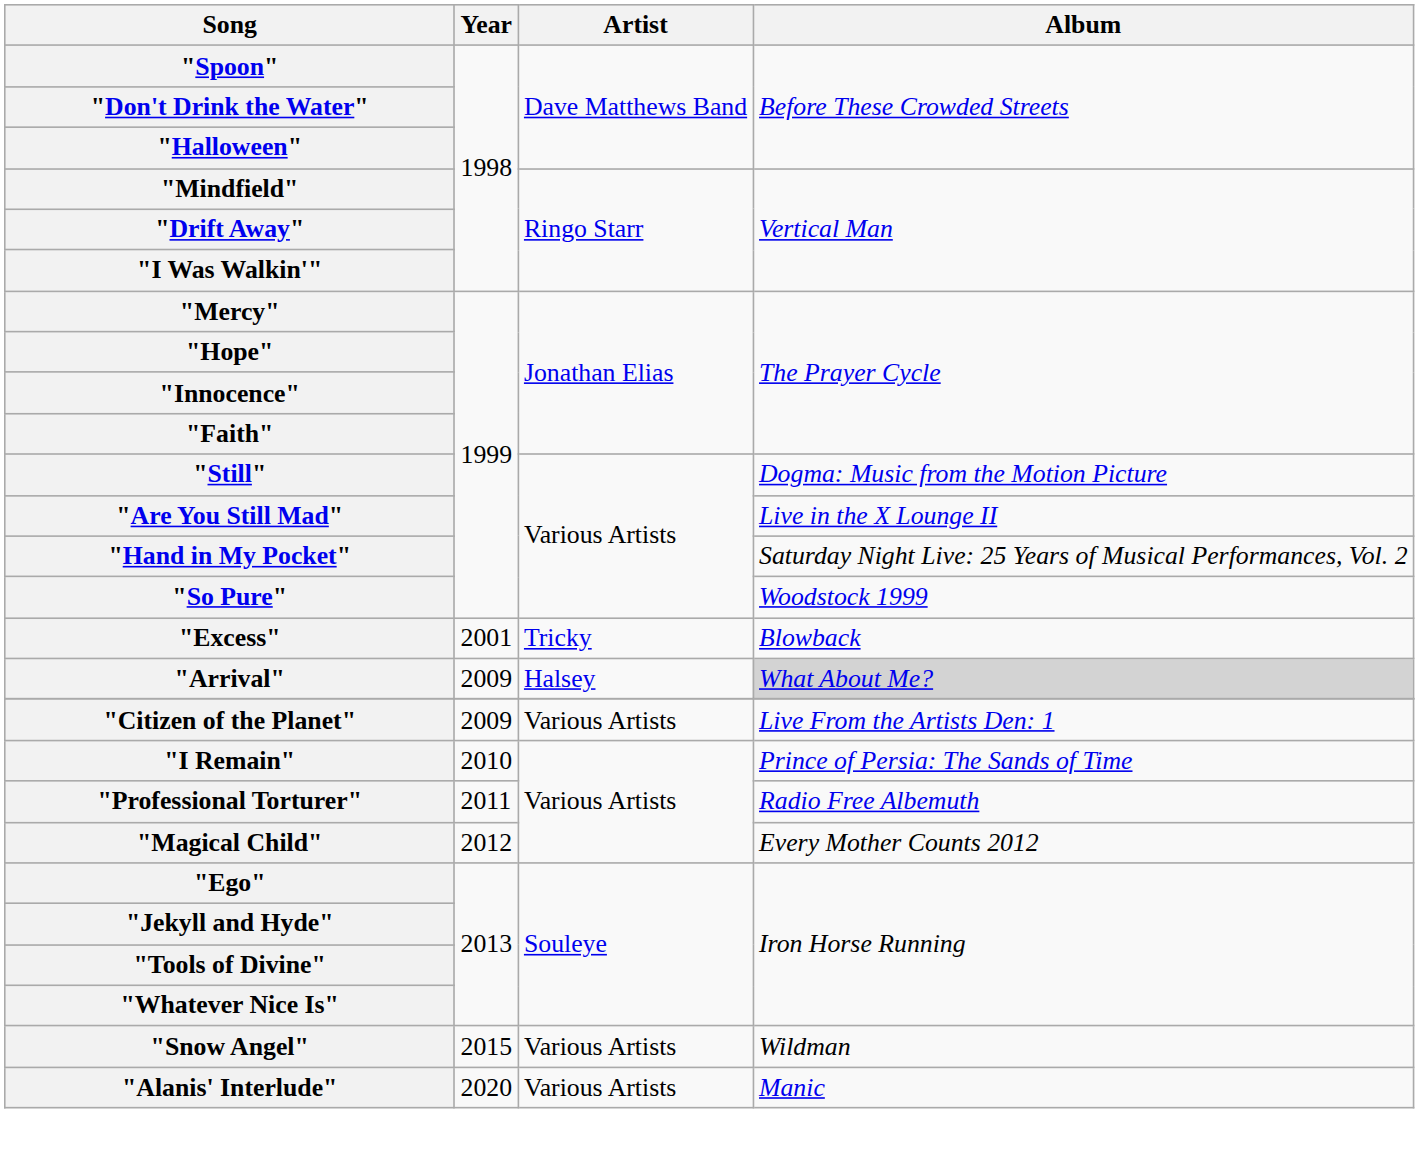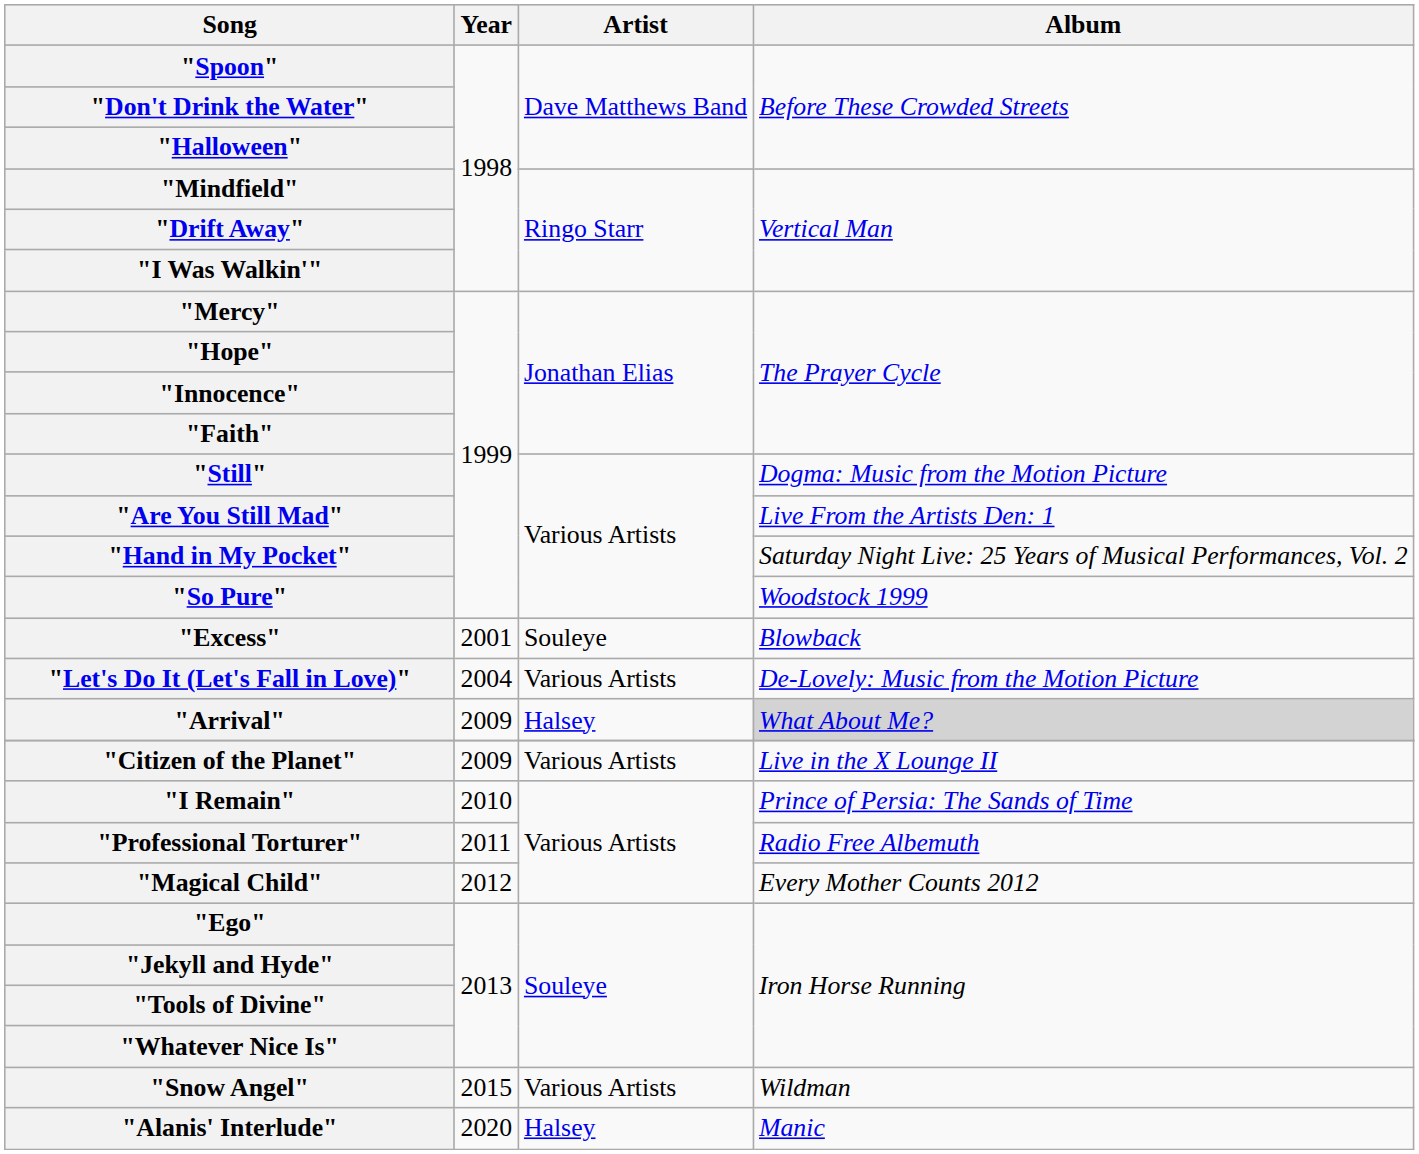(878, 515) Live in the X Lounge II -> (907, 515) Live From the Artists Den: 1
(558, 637) Tricky -> (565, 637) Souleye
+ row: (230, 678)
(907, 719) Live From the Artists Den: 1 -> (878, 760) Live in the X Lounge II
(600, 1087) Various Artists -> (560, 1127) Halsey
